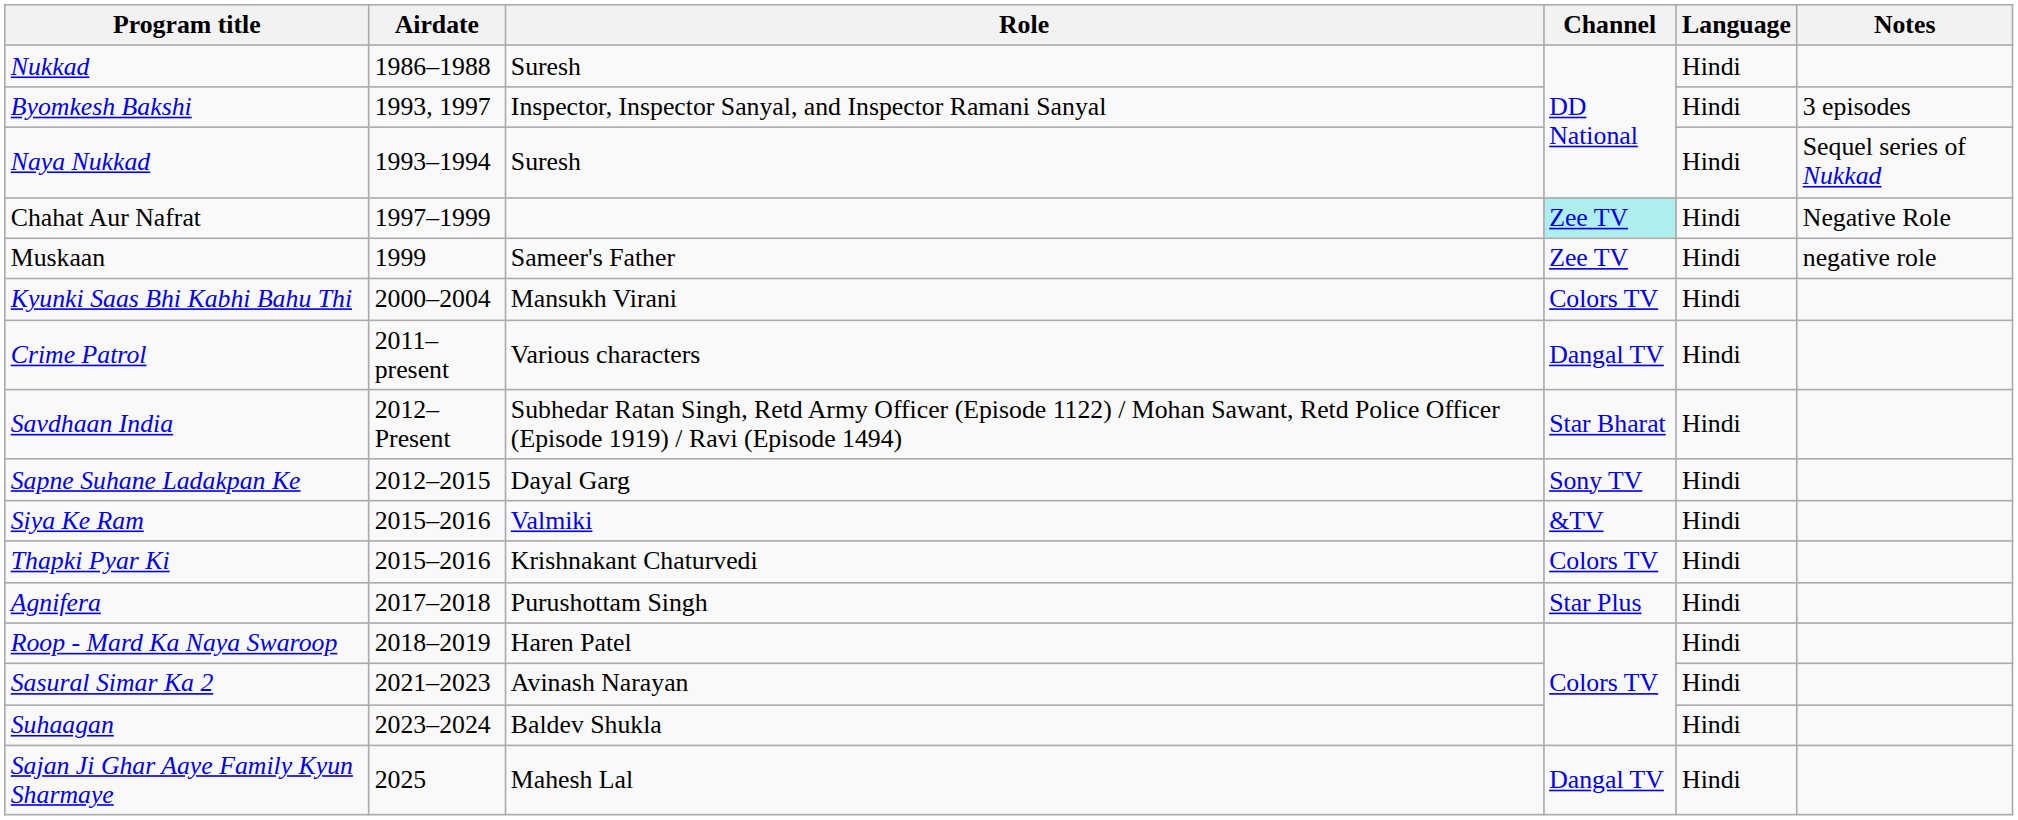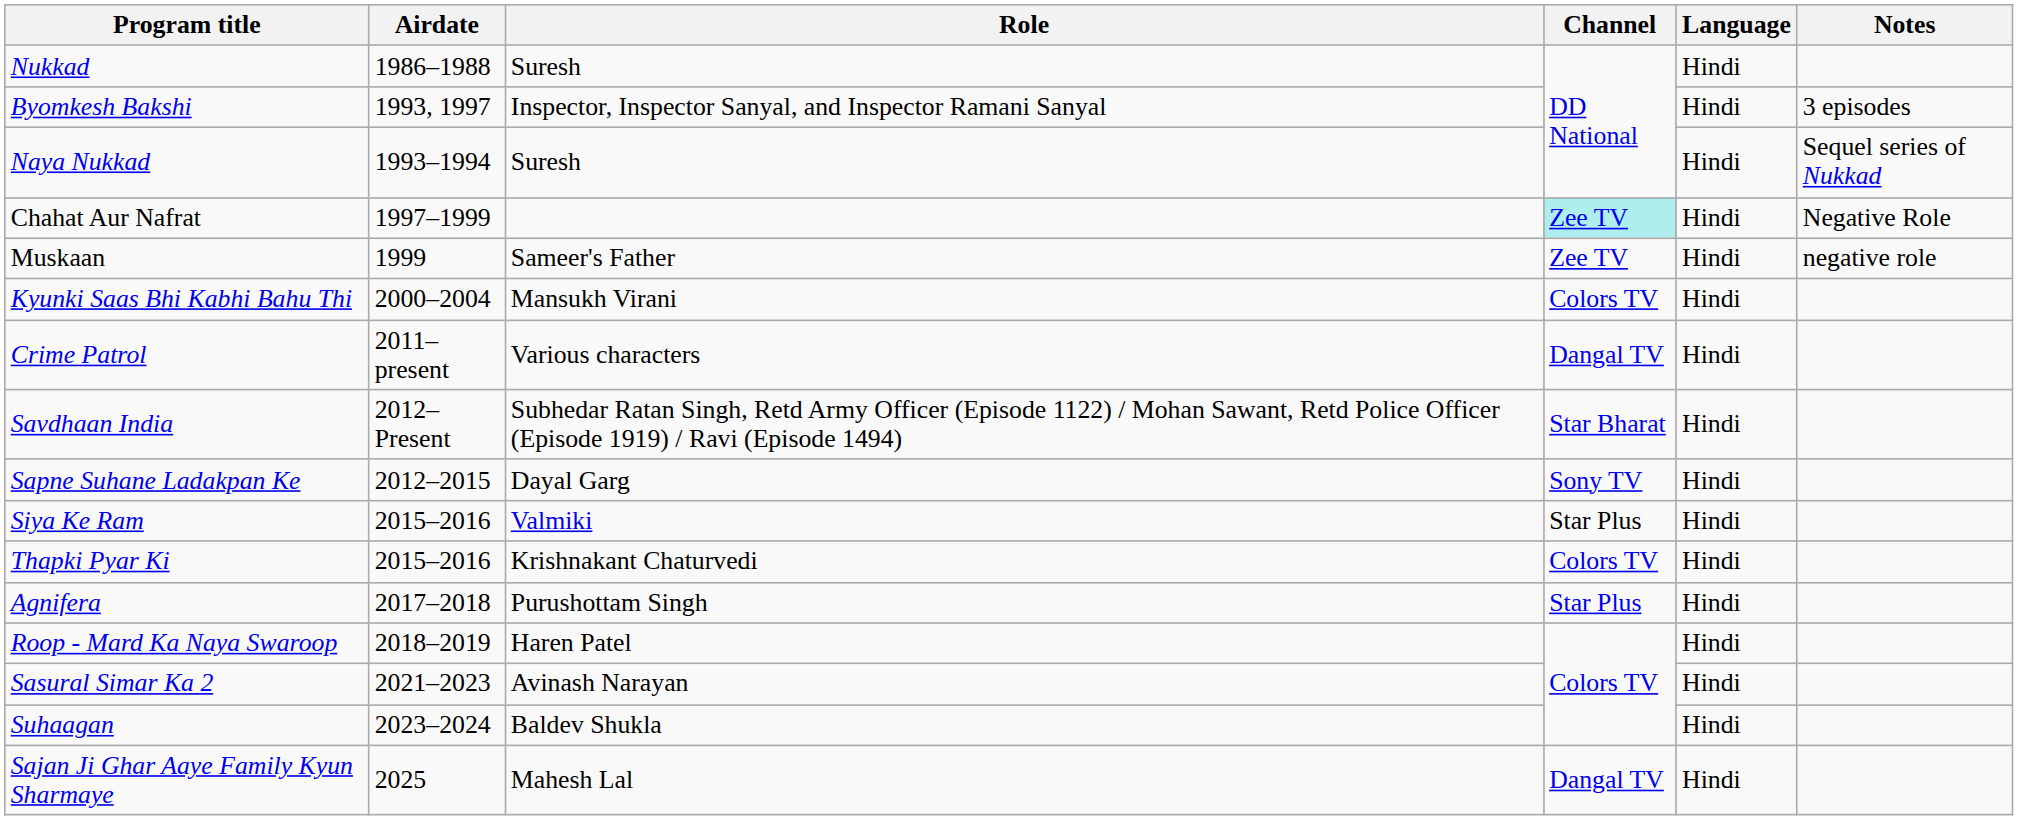(1576, 520) &TV -> (1595, 520) Star Plus
